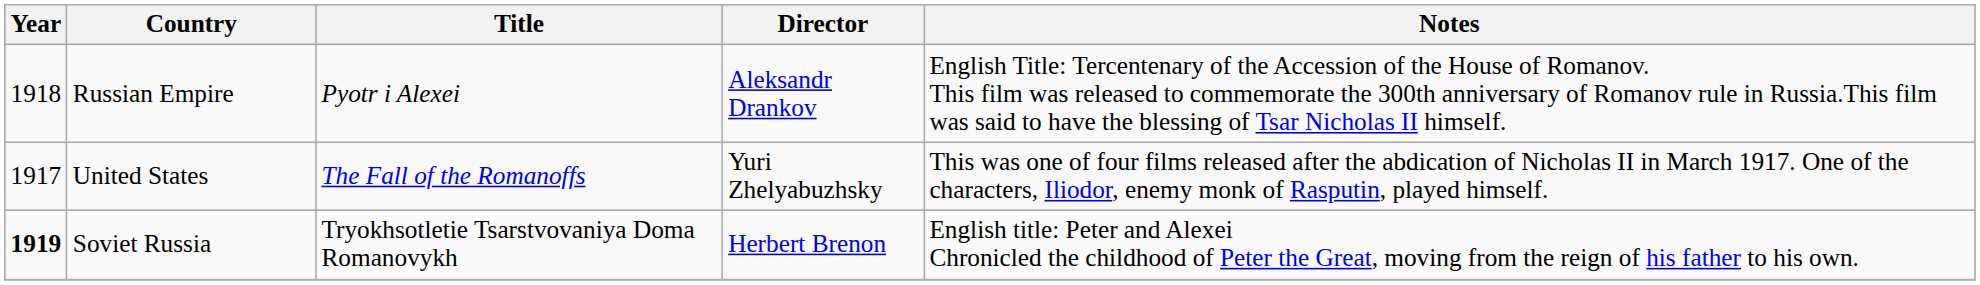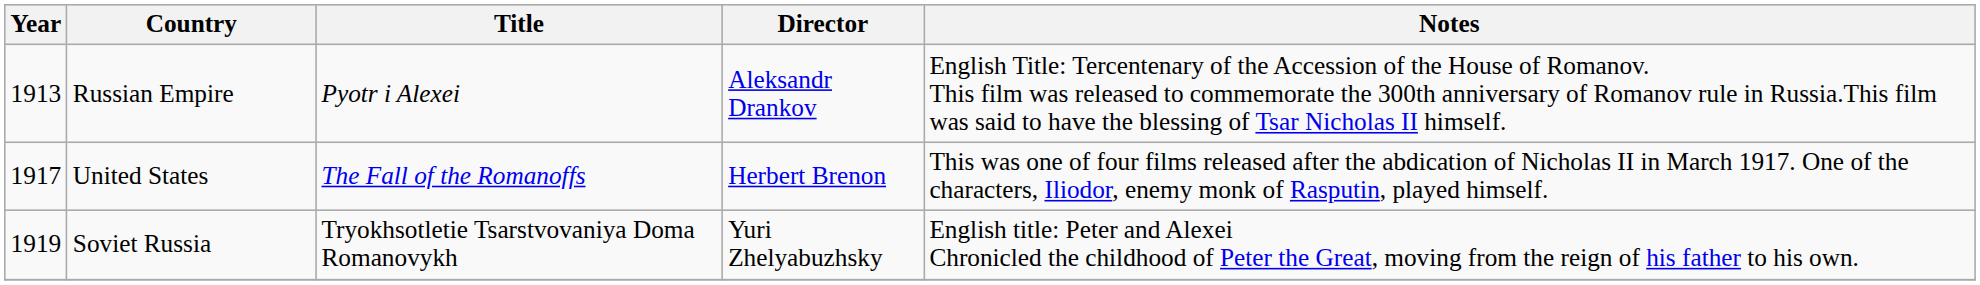(36, 93) 1918 -> (36, 93) 1913
(805, 175) Yuri Zhelyabuzhsky -> (807, 175) Herbert Brenon
(36, 244) bold -> (36, 244) normal
(807, 244) Herbert Brenon -> (805, 244) Yuri Zhelyabuzhsky
